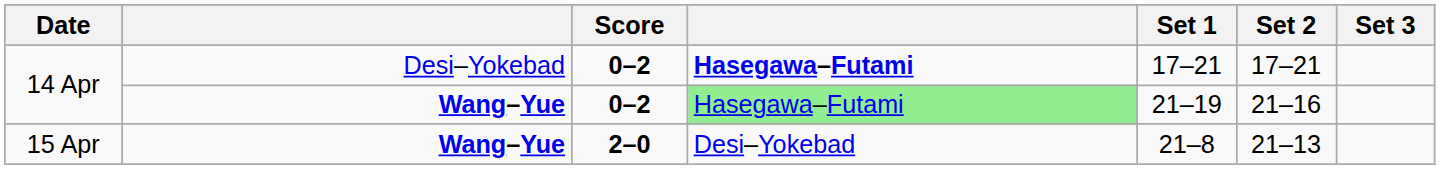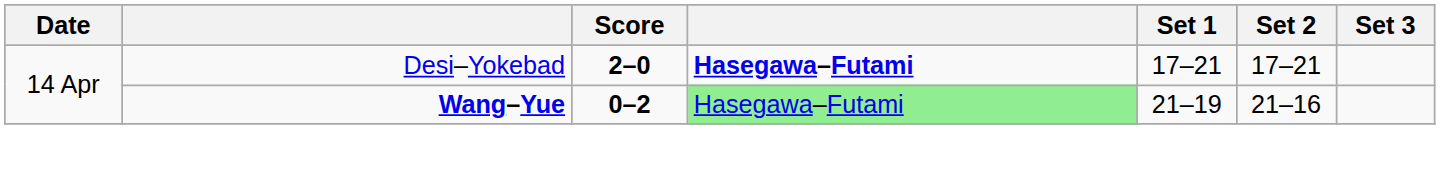(629, 65) 0–2 -> (629, 65) 2–0
- row: (63, 145)
